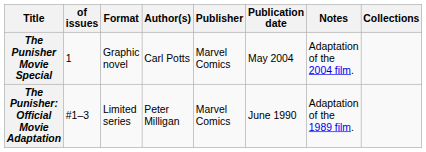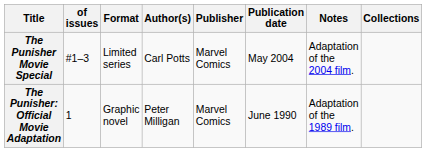(69, 58) 1 -> (77, 58) #1–3
(121, 58) Graphic novel -> (120, 58) Limited series
(77, 115) #1–3 -> (69, 115) 1
(120, 115) Limited series -> (121, 115) Graphic novel
